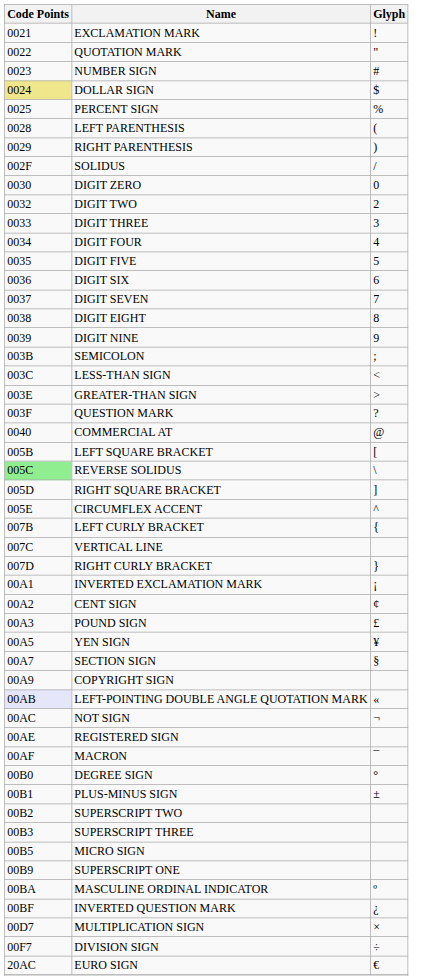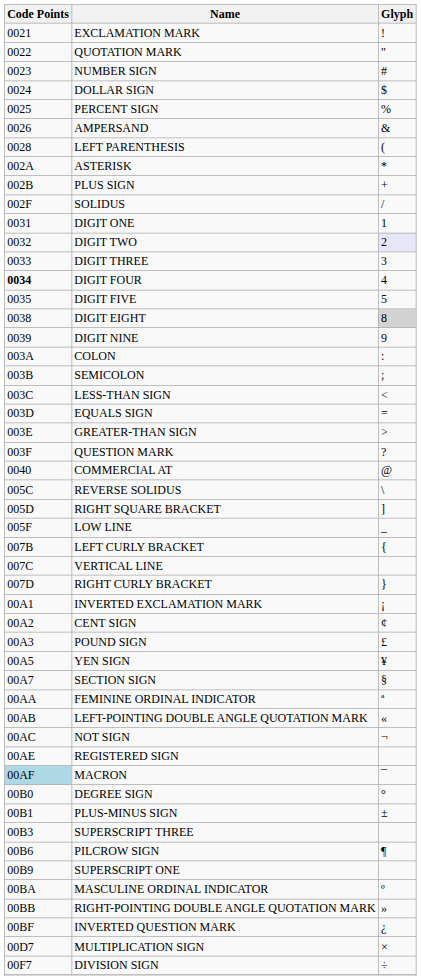(19, 90) khaki background -> (19, 90) no background
+ row: (111, 128)
- row: (134, 147)
+ row: (103, 166)
+ row: (105, 185)
- row: (108, 185)
+ row: (104, 223)
(376, 204) no background -> (384, 242) lavender background
(19, 242) normal -> (19, 280) bold
- row: (102, 280)
- row: (111, 299)
(376, 318) no background -> (384, 318) lightgrey background
+ row: (95, 356)
+ row: (114, 413)
- row: (144, 451)
(20, 470) lightgreen background -> (20, 489) no background
- row: (138, 508)
+ row: (103, 527)
- row: (124, 680)
+ row: (165, 699)
(21, 699) lavender background -> (21, 718) no background
(21, 756) no background -> (21, 775) lightblue background
- row: (128, 813)
- row: (110, 851)
+ row: (117, 851)
+ row: (225, 908)
- row: (106, 965)
